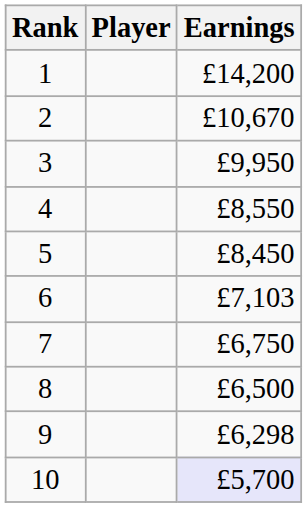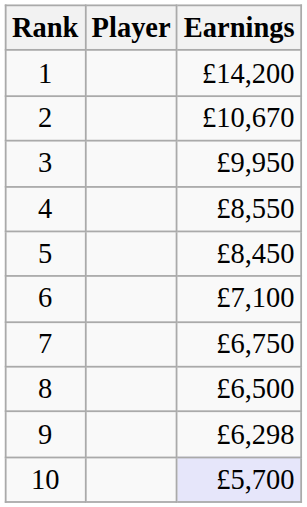(255, 298) £7,103 -> (255, 298) £7,100
